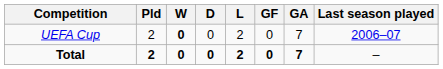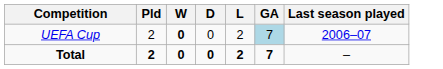- column: (269, 14)
(299, 34) no background -> (269, 34) lightblue background
